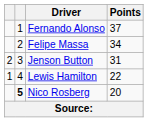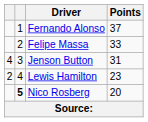(115, 44) 34 -> (115, 44) 33
(10, 60) 2 -> (10, 60) 4
(10, 76) 1 -> (10, 76) 2
(115, 76) 22 -> (115, 76) 23
